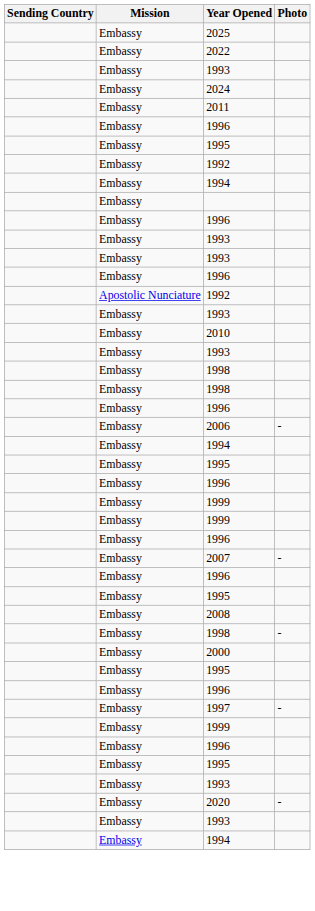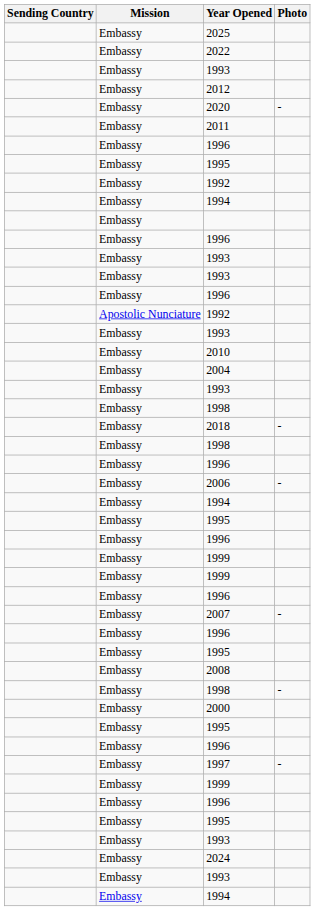+ row: (120, 88)
rows swapped: (120, 88) <-> (120, 802)
+ row: (120, 370)
+ row: (120, 426)
